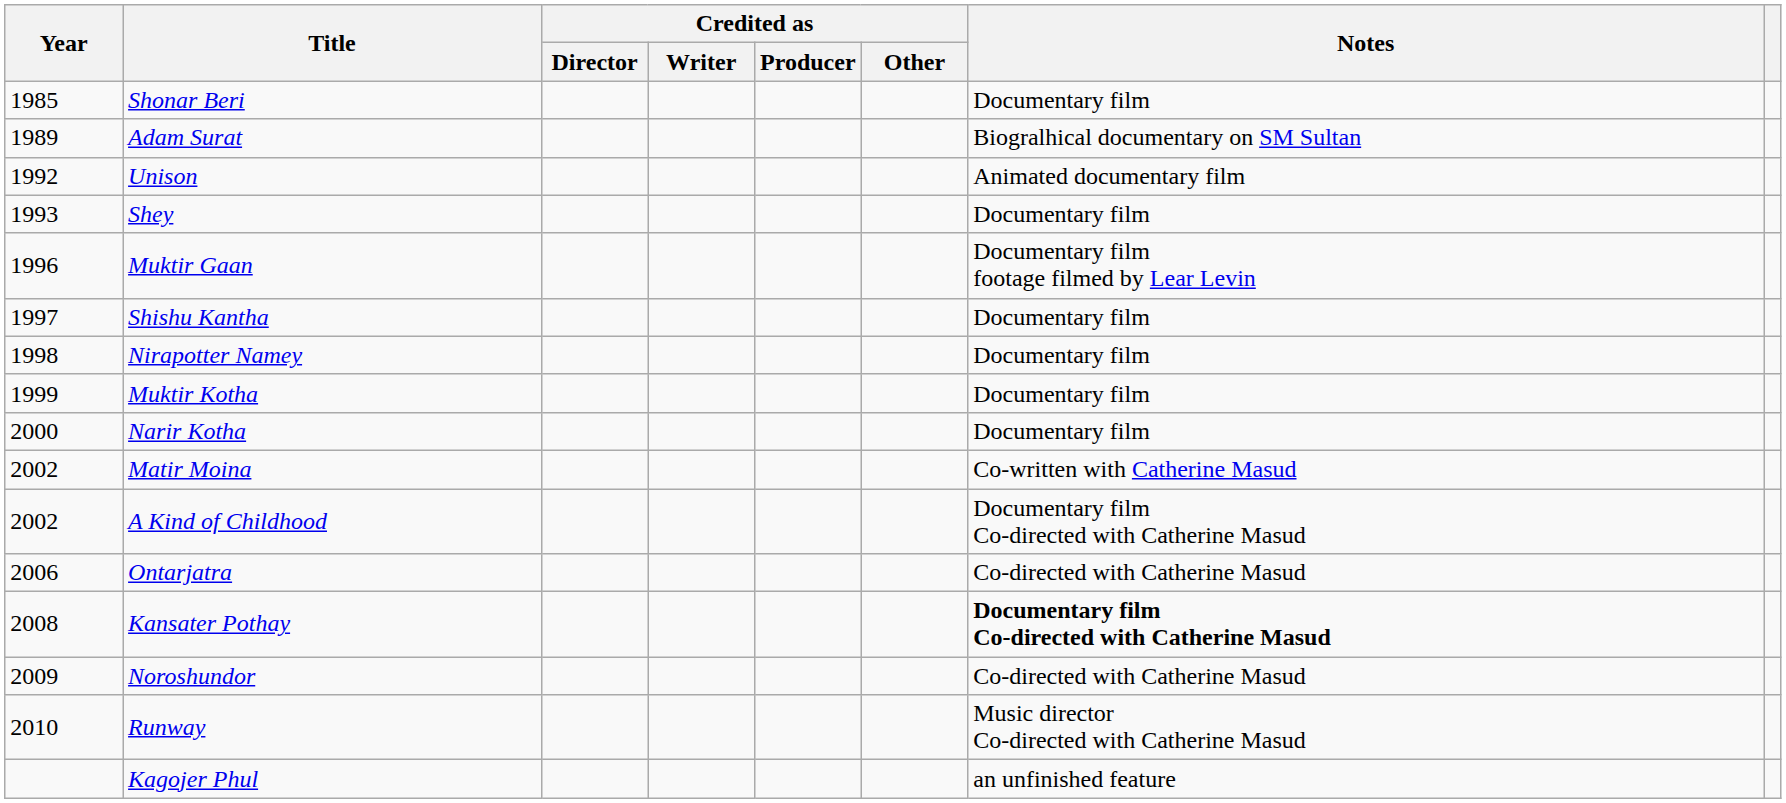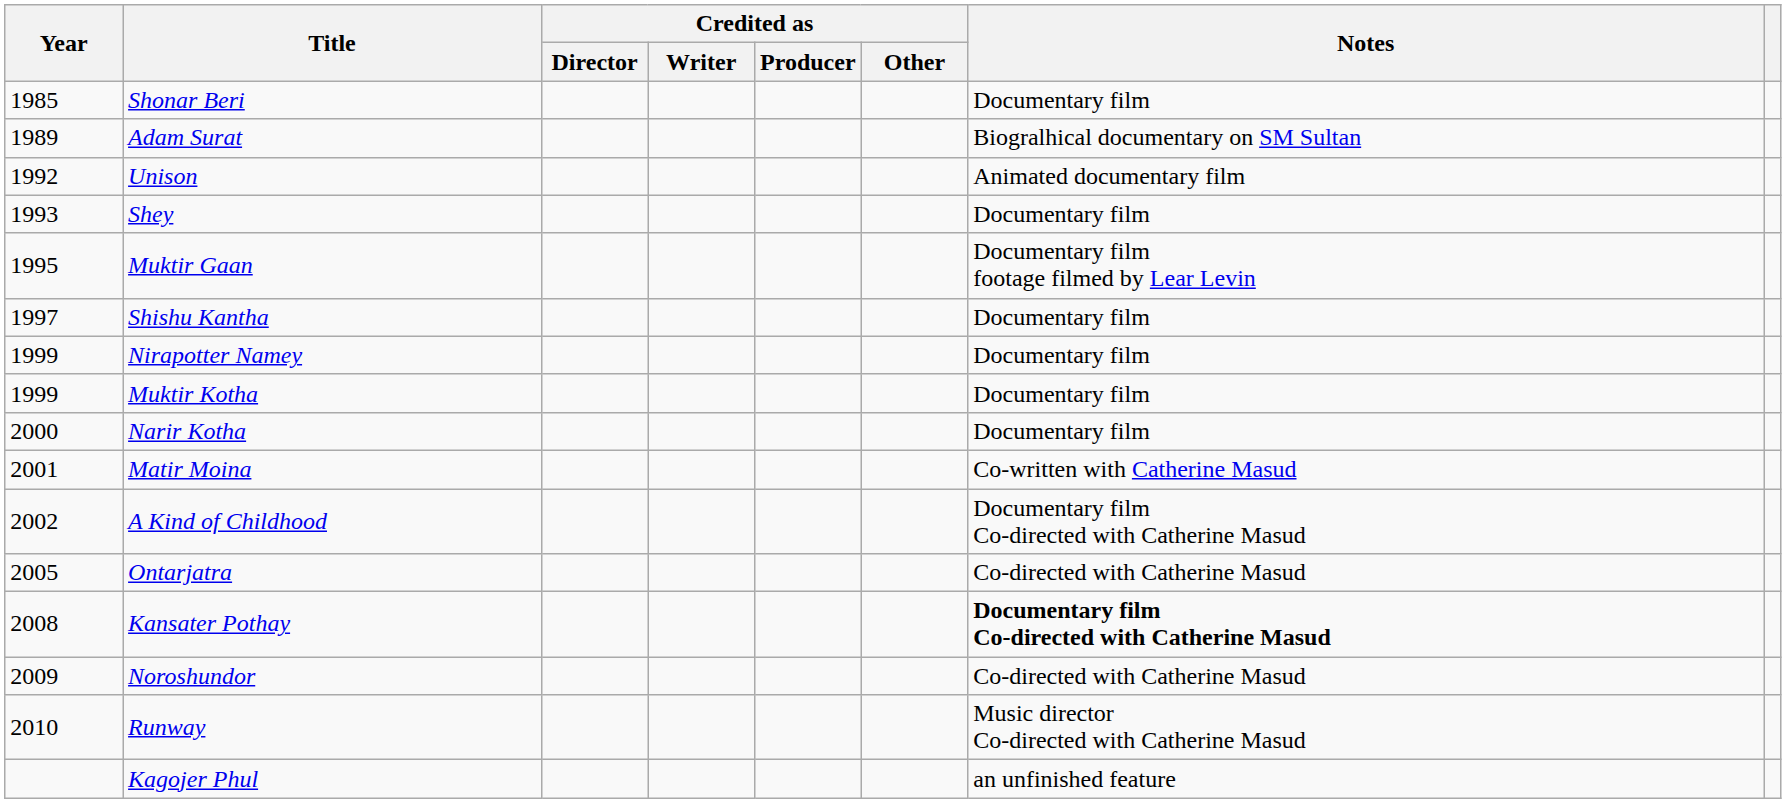(34, 265) 1996 -> (34, 265) 1995
(34, 355) 1998 -> (34, 355) 1999
(34, 469) 2002 -> (34, 469) 2001
(34, 572) 2006 -> (34, 572) 2005
